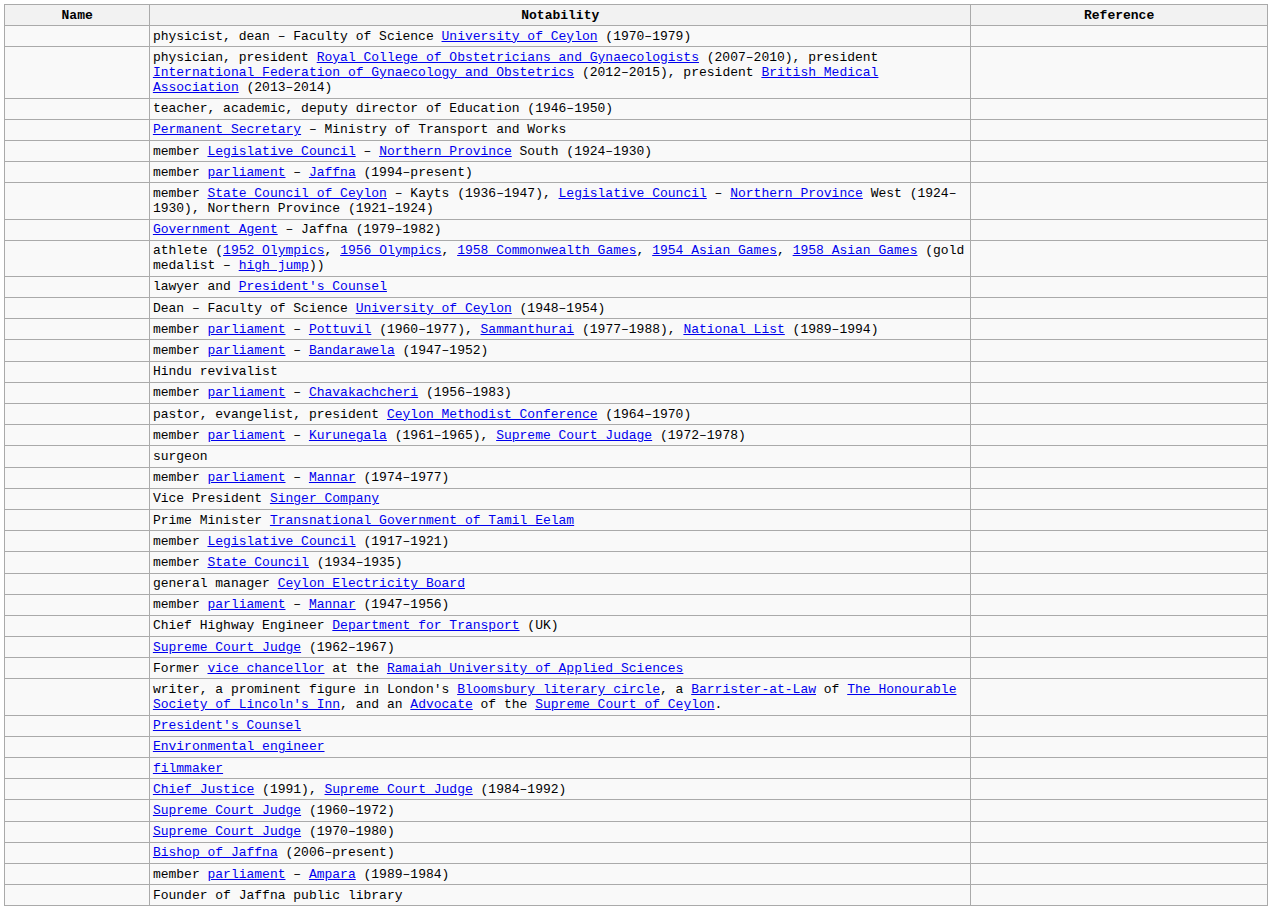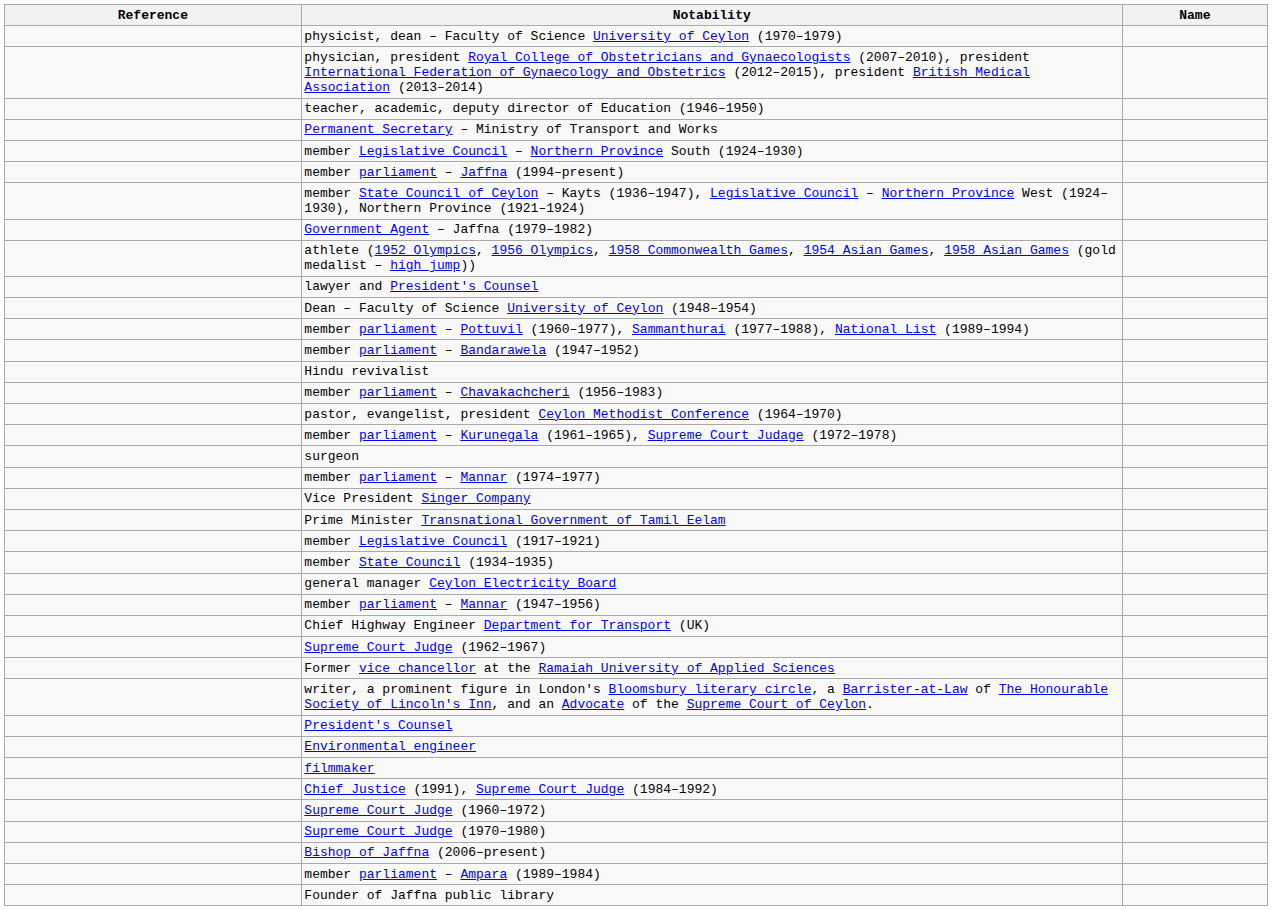columns swapped: (77, 15) <-> (1119, 15)
